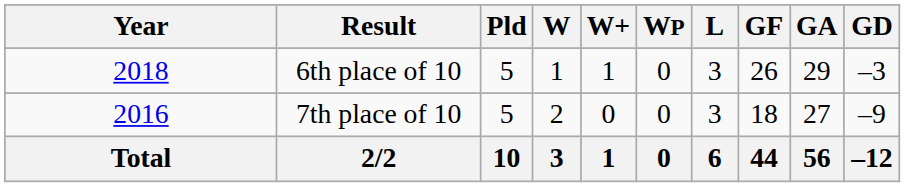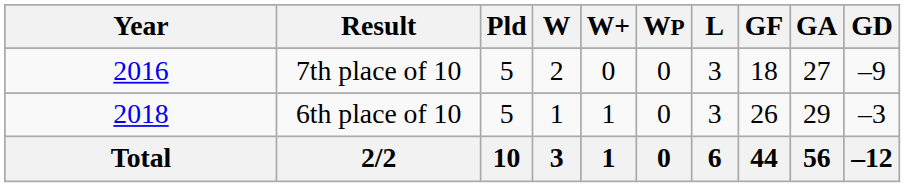rows swapped: (379, 114) <-> (379, 70)
